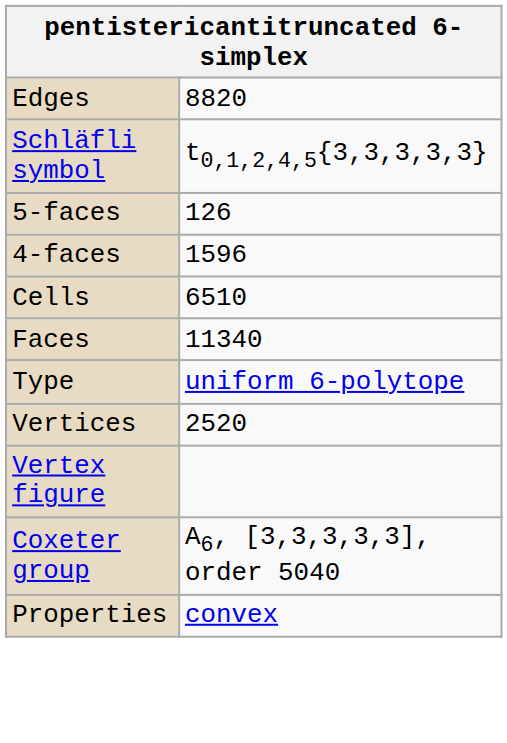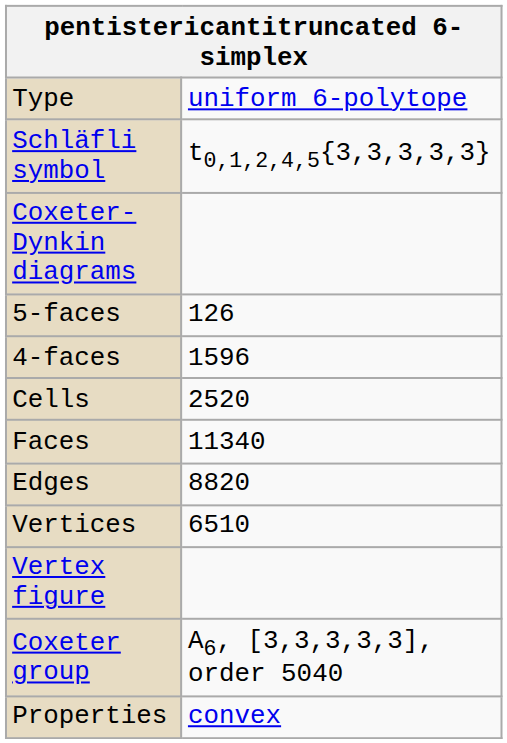rows swapped: (43, 382) <-> (51, 99)
+ row: (74, 243)
(216, 297) 6510 -> (219, 399) 2520
(216, 424) 2520 -> (219, 526) 6510
